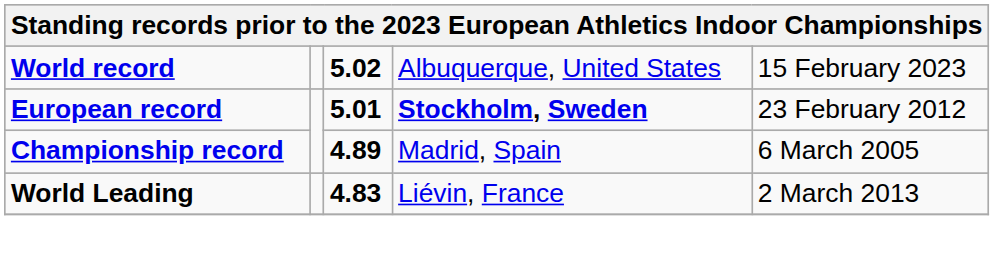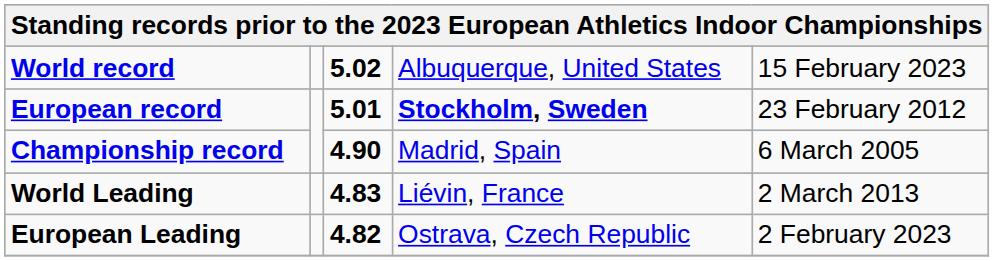(356, 151) 4.89 -> (356, 151) 4.90
+ row: (126, 234)
